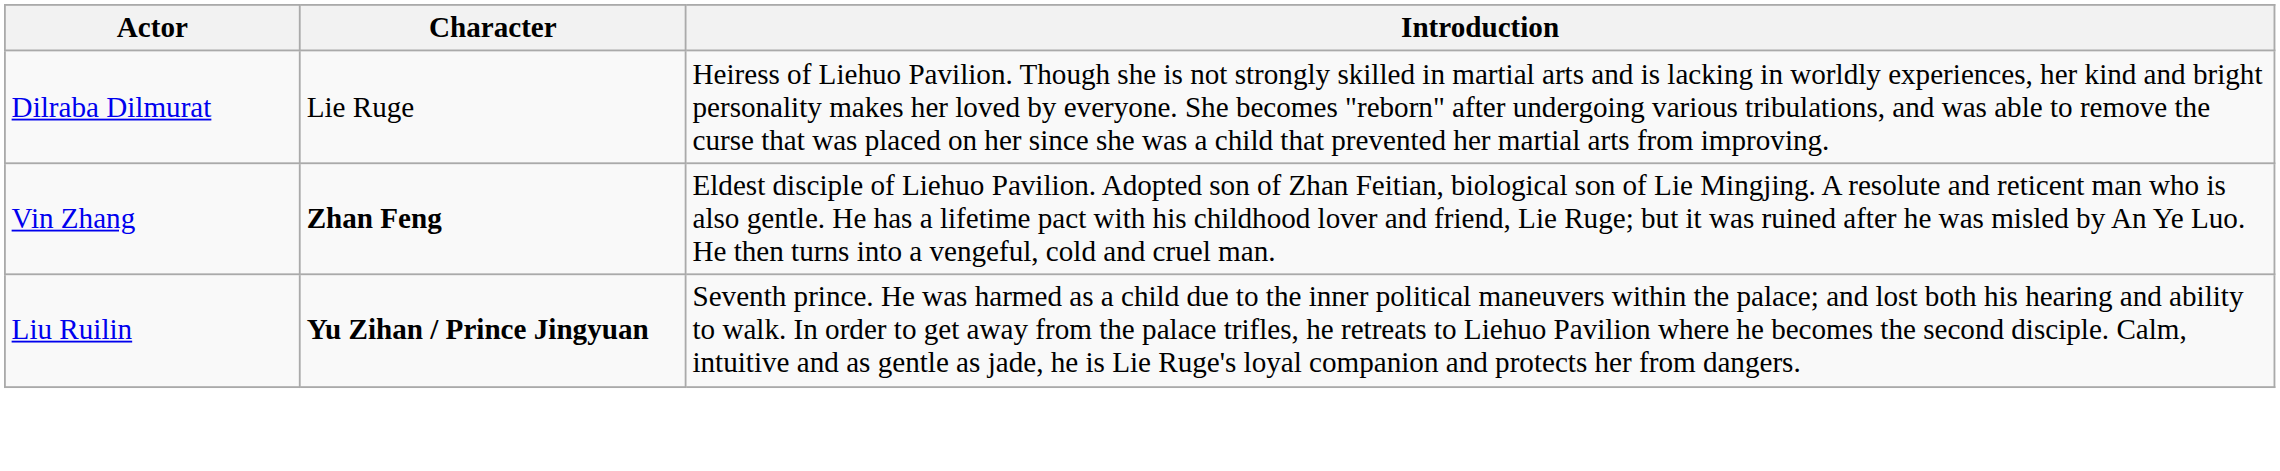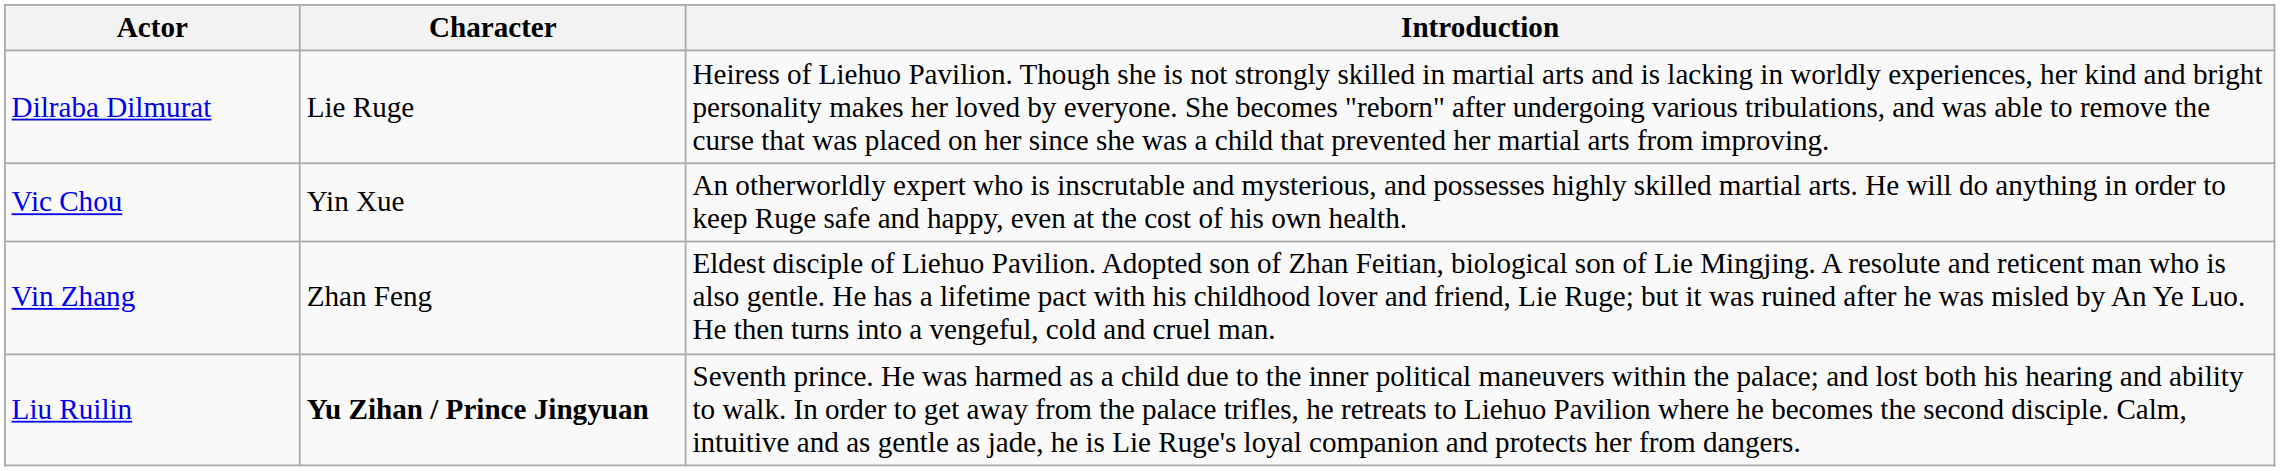+ row: (67, 201)
(374, 218) bold -> (369, 297) normal
